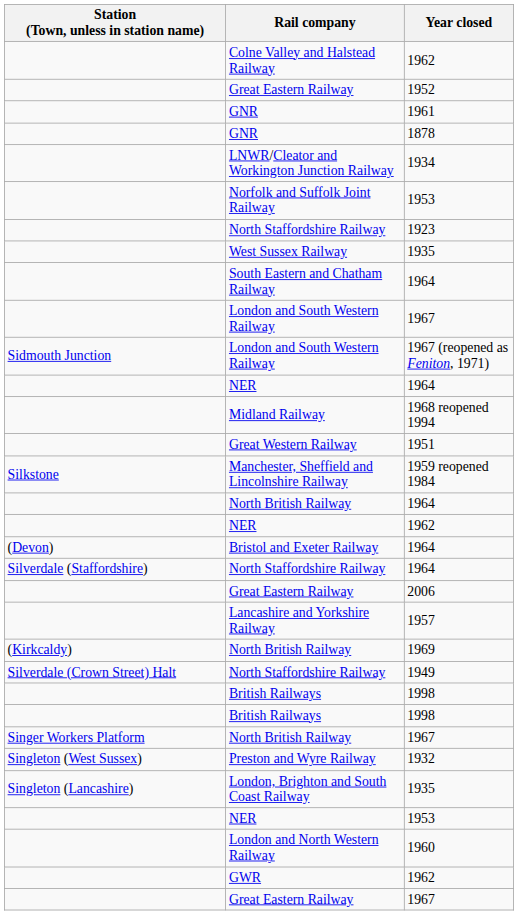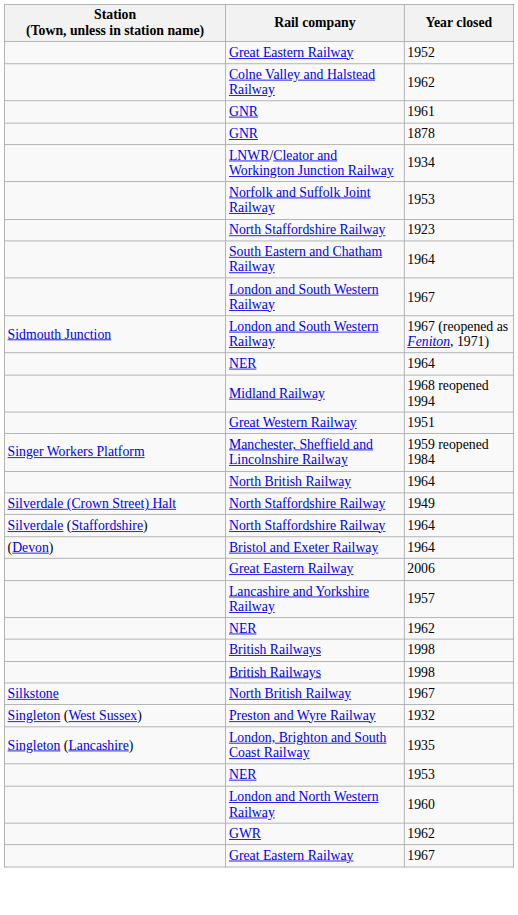rows swapped: (302, 60) <-> (291, 90)
- row: (288, 251)
(33, 474) Silkstone -> (76, 452) Singer Workers Platform
rows swapped: (307, 672) <-> (243, 525)
rows swapped: (307, 569) <-> (304, 547)
- row: (290, 650)
(76, 737) Singer Workers Platform -> (33, 693) Silkstone
